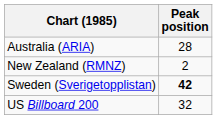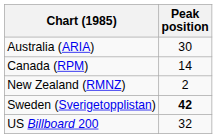(185, 47) 28 -> (185, 47) 30
+ row: (48, 66)
